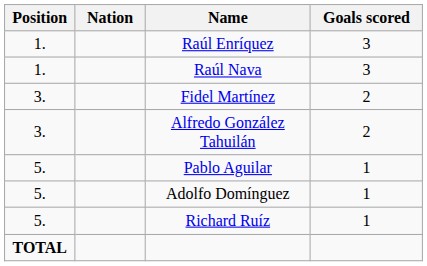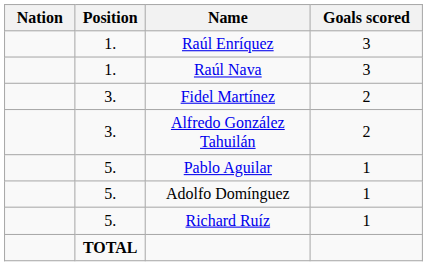columns swapped: (40, 17) <-> (110, 17)
